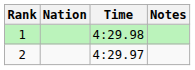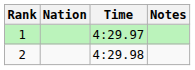(118, 34) 4:29.98 -> (118, 34) 4:29.97
(118, 54) 4:29.97 -> (118, 54) 4:29.98
